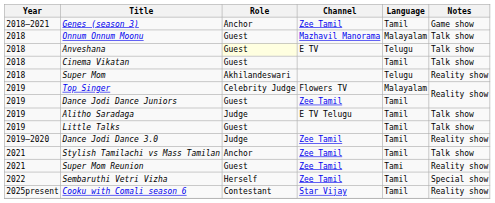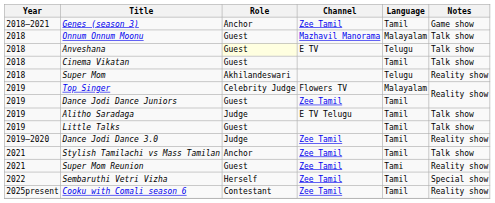(323, 192) Star Vijay -> (321, 192) Zee Tamil
